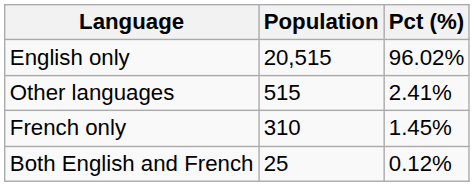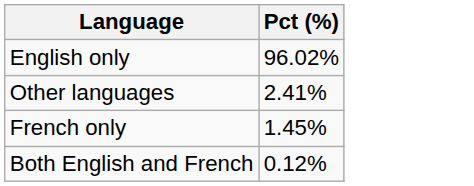- column: (321, 22)
